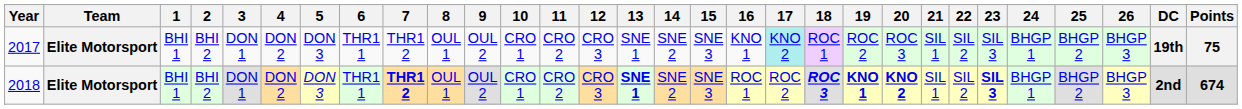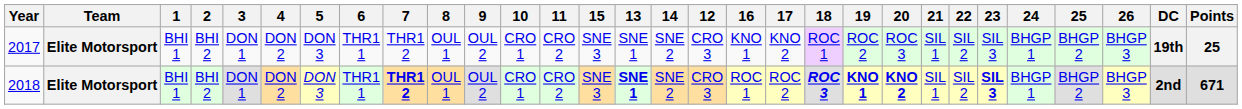columns swapped: (598, 15) <-> (709, 15)
(785, 46) paleturquoise background -> (785, 46) no background
(1212, 46) 75 -> (1212, 46) 25
(1212, 85) 674 -> (1212, 85) 671
